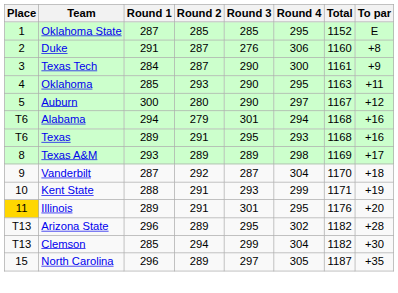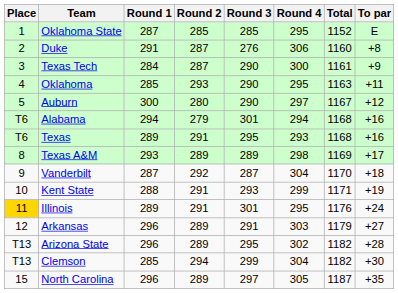(374, 208) +20 -> (374, 208) +24
+ row: (65, 226)
